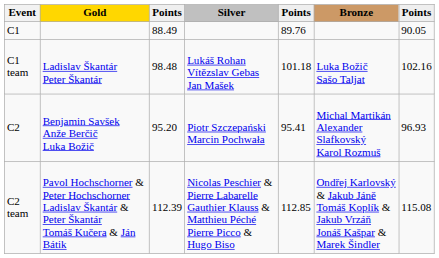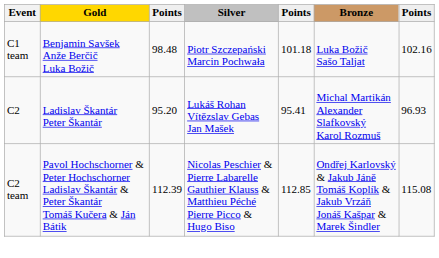- row: (13, 30)
(80, 73) Ladislav Škantár Peter Škantár -> (81, 55) Benjamin Savšek Anže Berčič Luka Božič
(223, 73) Lukáš Rohan Vítězslav Gebas Jan Mašek -> (227, 55) Piotr Szczepański Marcin Pochwała
(81, 134) Benjamin Savšek Anže Berčič Luka Božič -> (80, 116) Ladislav Škantár Peter Škantár
(227, 134) Piotr Szczepański Marcin Pochwała -> (223, 116) Lukáš Rohan Vítězslav Gebas Jan Mašek
